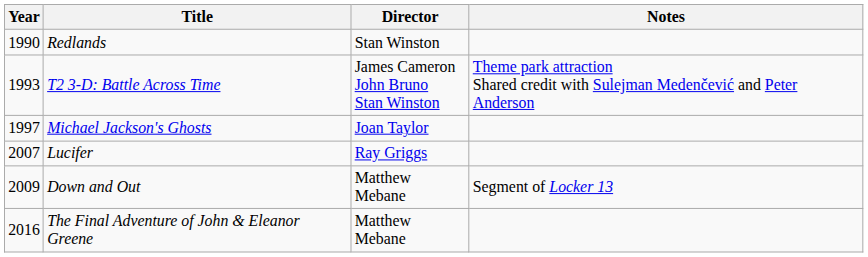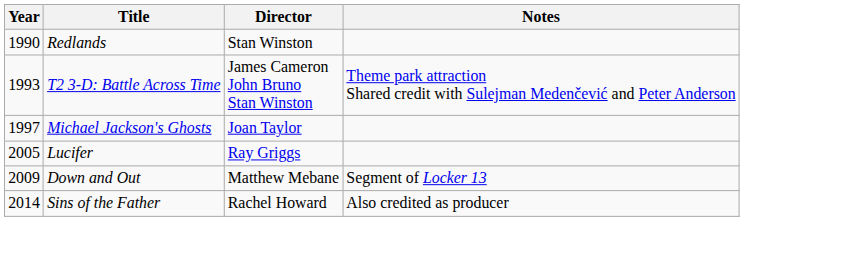(24, 153) 2007 -> (24, 153) 2005
+ row: (104, 203)
- row: (173, 230)
